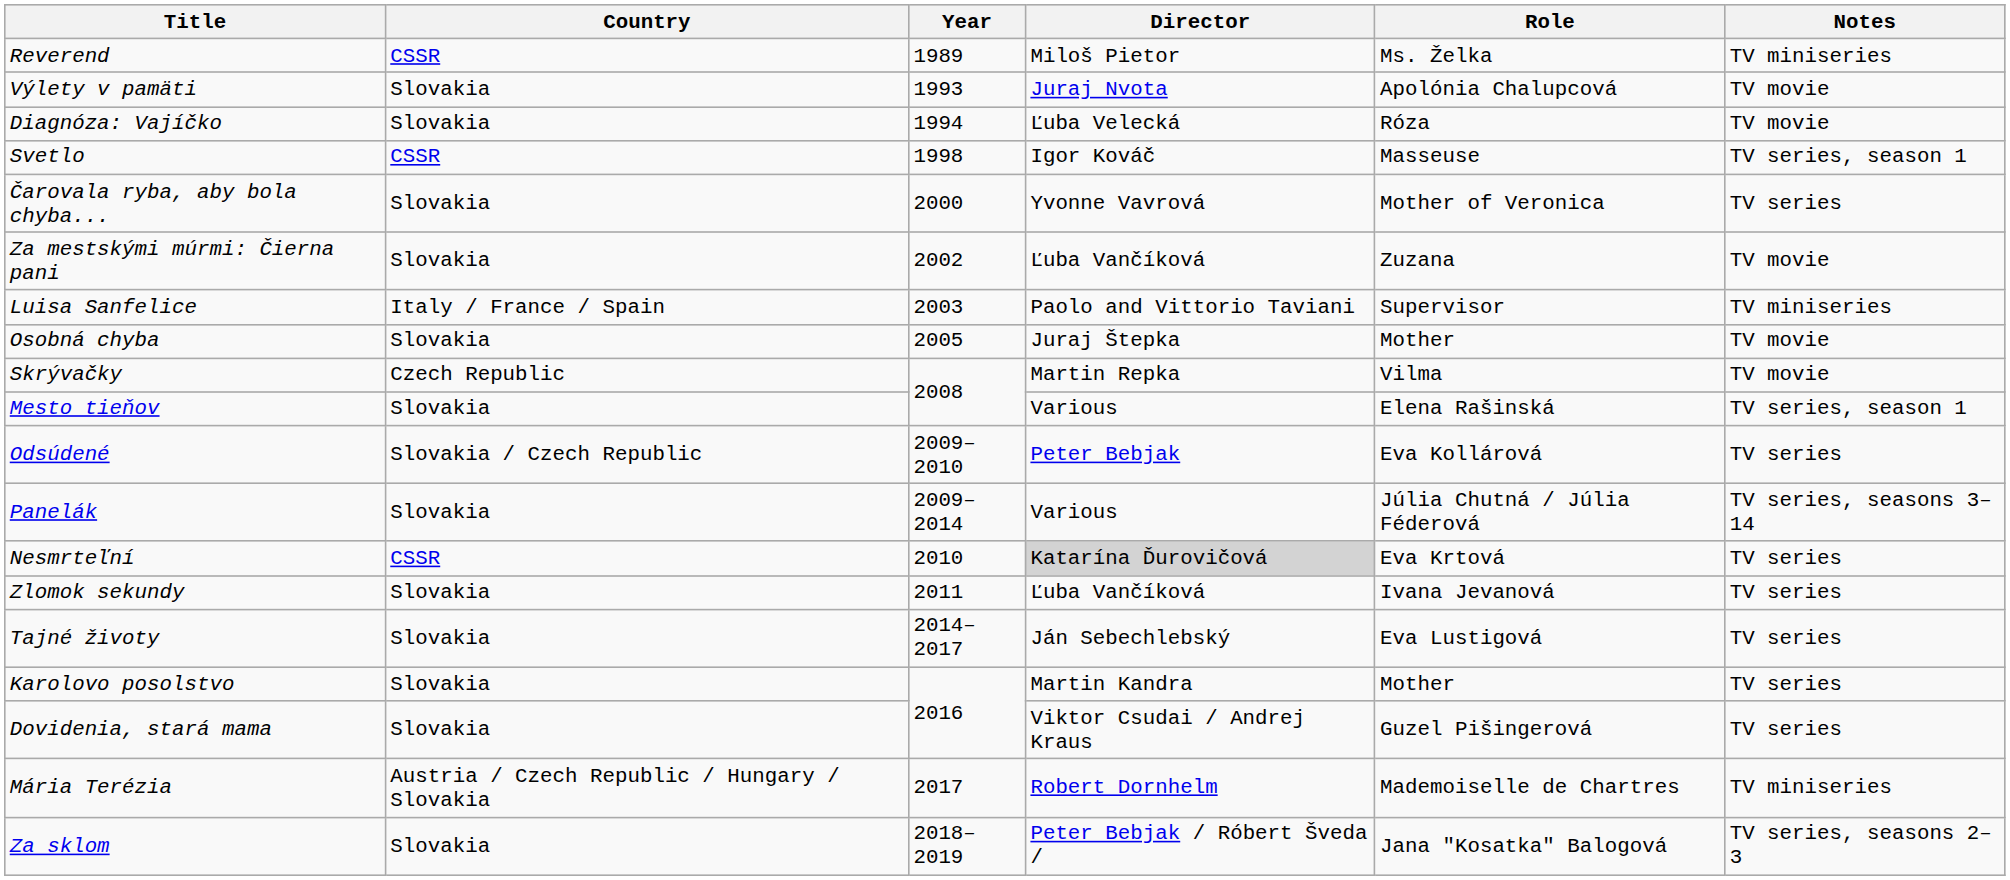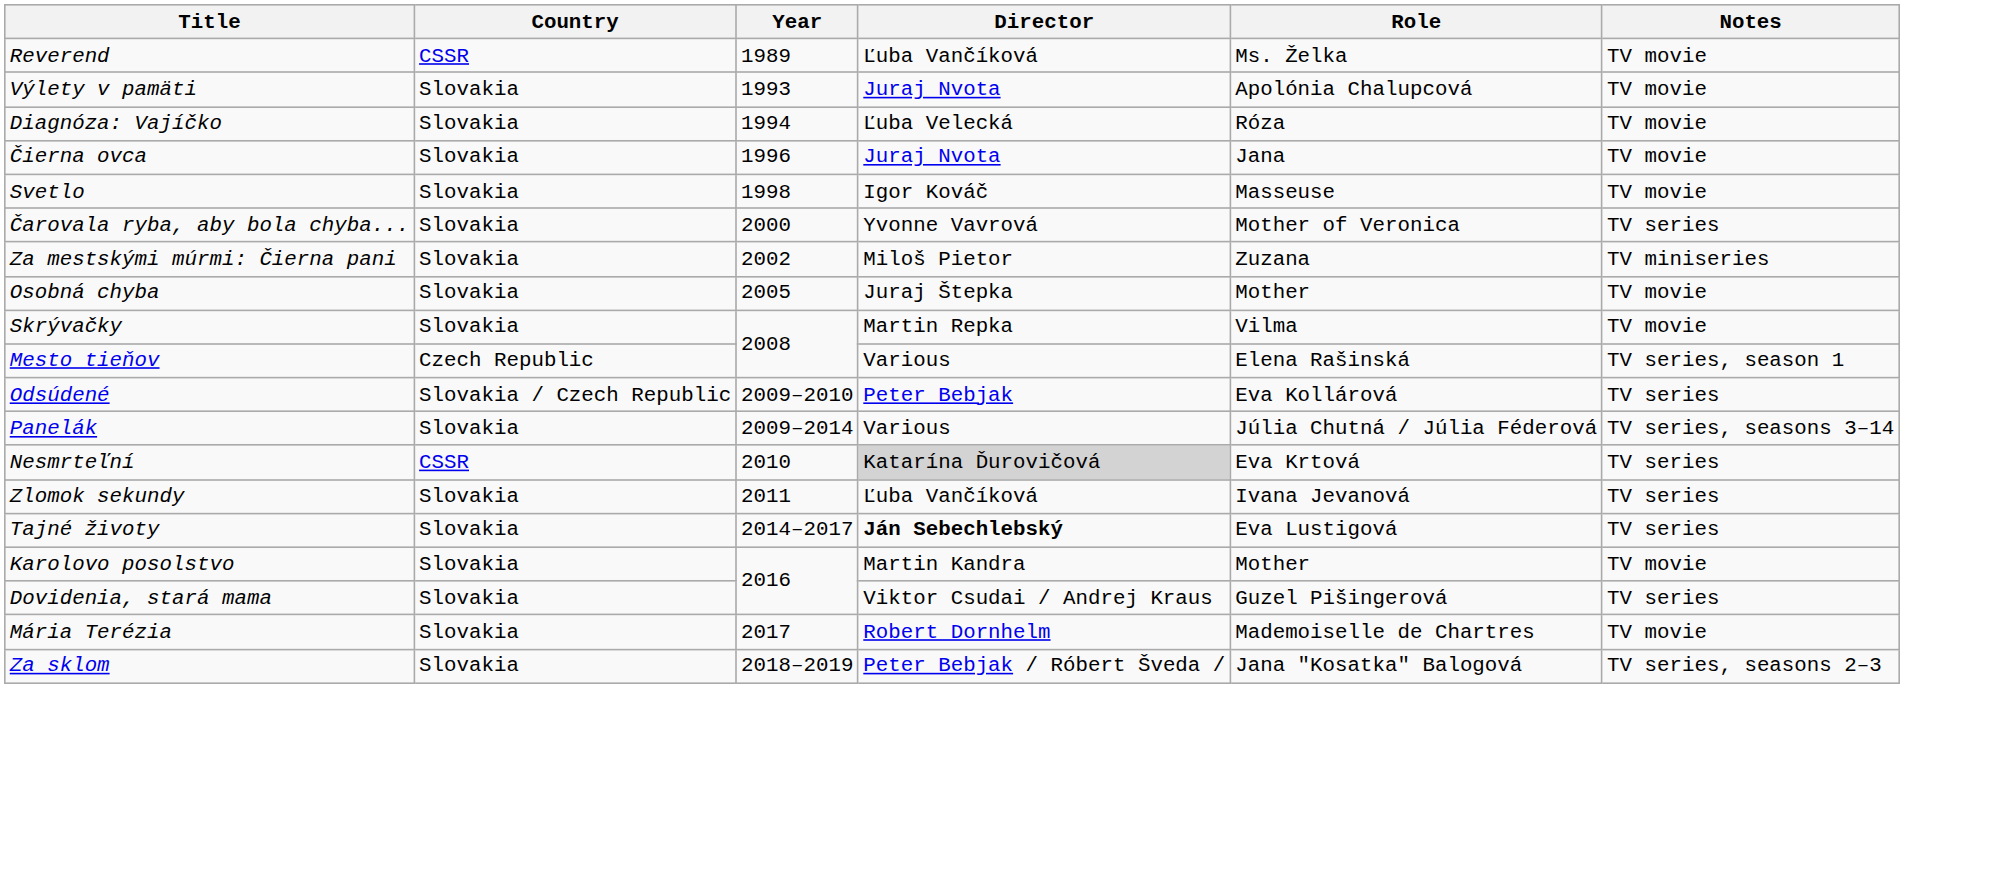(1105, 56) Miloš Pietor -> (951, 56) Ľuba Vančíková
(1811, 56) TV miniseries -> (1657, 56) TV movie
+ row: (78, 157)
(415, 157) CSSR -> (469, 191) Slovakia
(1848, 157) TV series, season 1 -> (1657, 191) TV movie
(1118, 261) Ľuba Vančíková -> (938, 259) Miloš Pietor
(1780, 261) TV movie -> (1688, 259) TV miniseries
- row: (103, 307)
(478, 375) Czech Republic -> (469, 327) Slovakia
(440, 409) Slovakia -> (506, 361) Czech Republic
(1130, 638) normal -> (963, 530) bold
(1786, 684) TV series -> (1657, 564) TV movie
(615, 788) Austria / Czech Republic / Hungary / Slovakia -> (469, 632) Slovakia
(1811, 788) TV miniseries -> (1657, 632) TV movie
